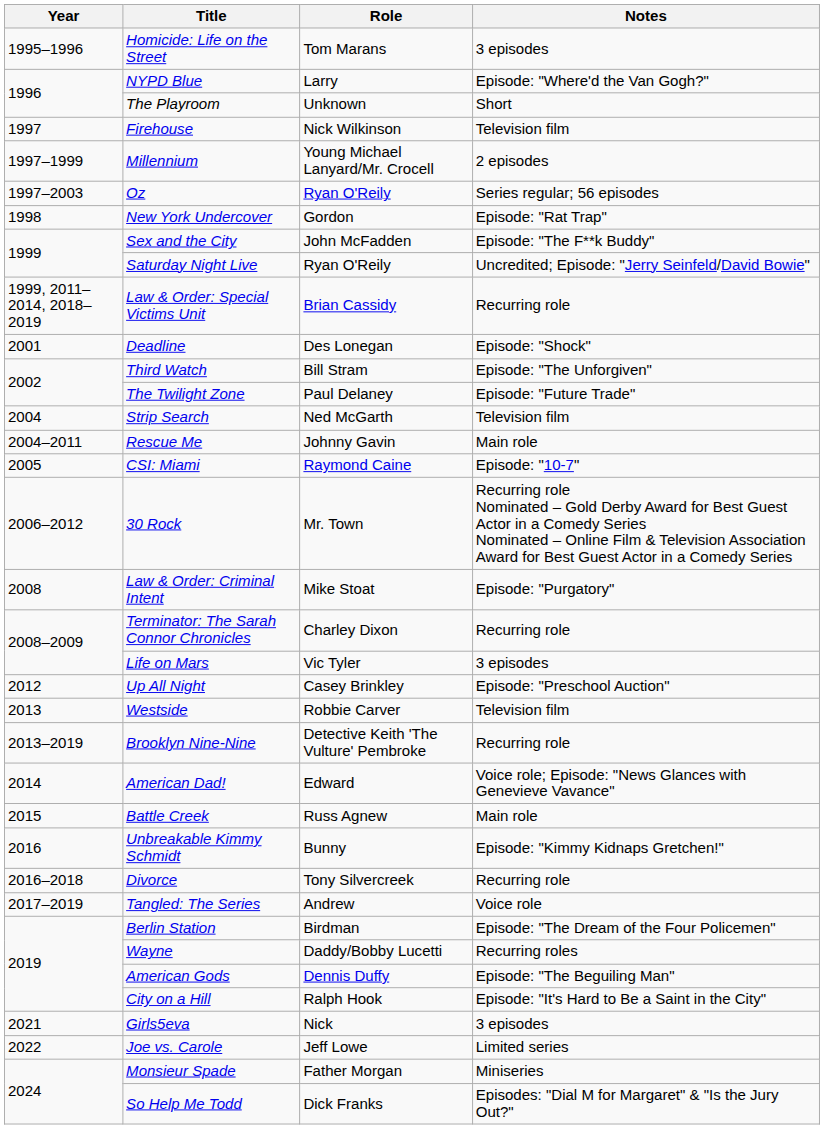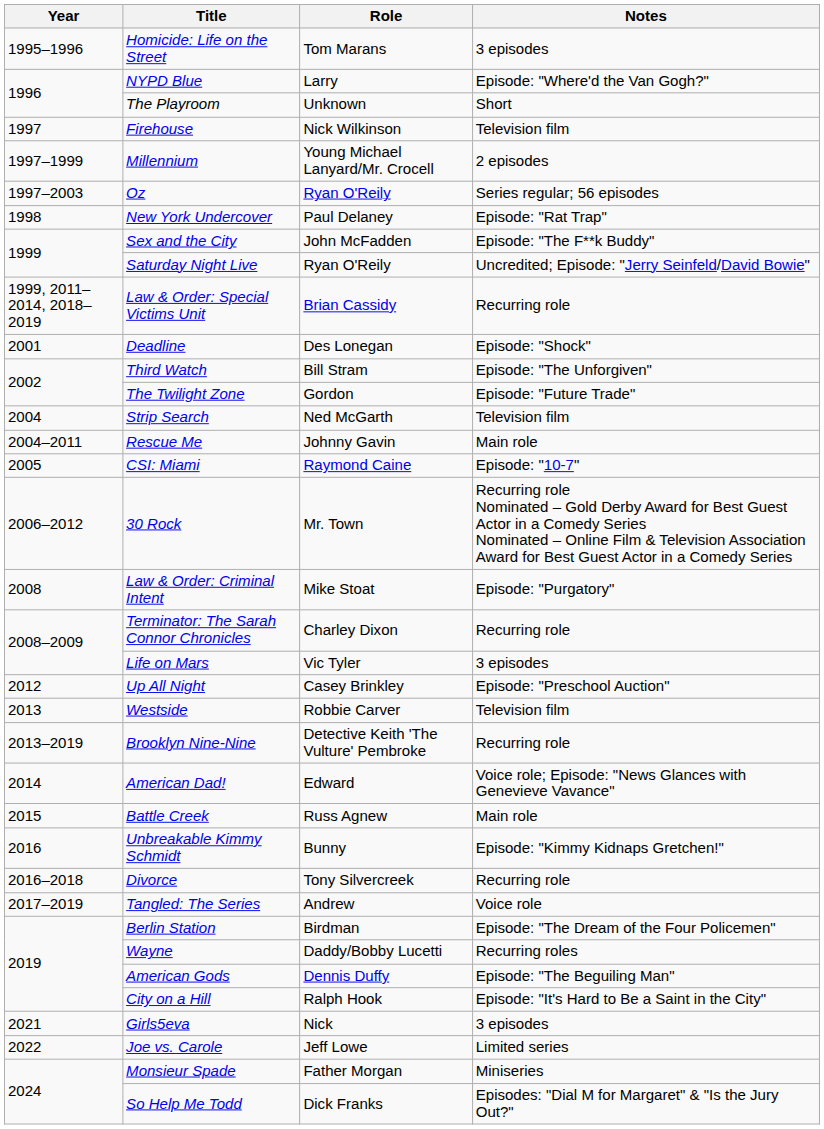(328, 217) Gordon -> (348, 217) Paul Delaney
(348, 394) Paul Delaney -> (328, 394) Gordon
